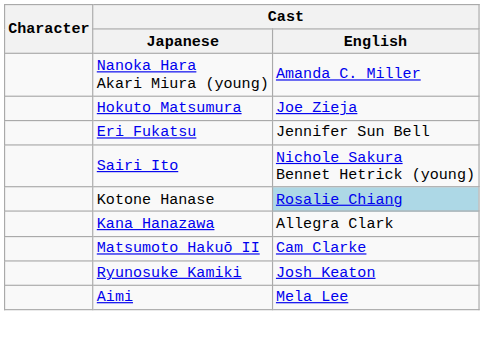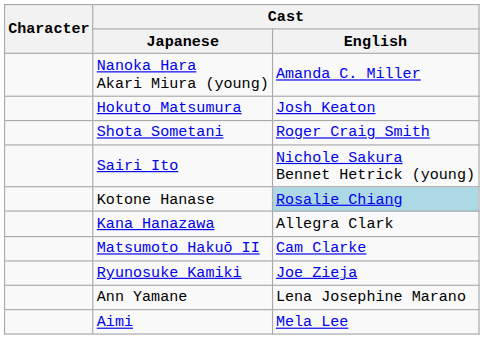(317, 108) Joe Zieja -> (326, 108) Josh Keaton
- row: (147, 133)
+ row: (160, 133)
(326, 273) Josh Keaton -> (317, 273) Joe Zieja
+ row: (142, 297)
